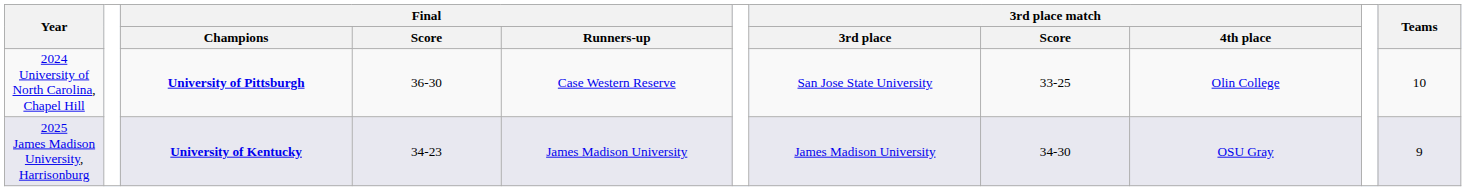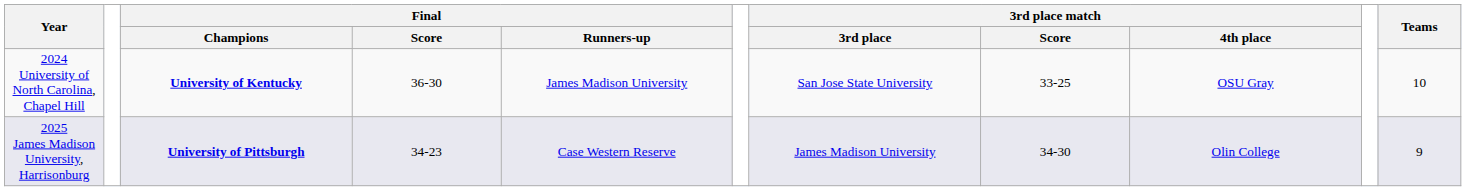(236, 82) University of Pittsburgh -> (236, 82) University of Kentucky
(617, 82) Case Western Reserve -> (617, 82) James Madison University
(1246, 82) Olin College -> (1246, 82) OSU Gray
(236, 151) University of Kentucky -> (236, 151) University of Pittsburgh
(617, 151) James Madison University -> (617, 151) Case Western Reserve
(1246, 151) OSU Gray -> (1246, 151) Olin College
